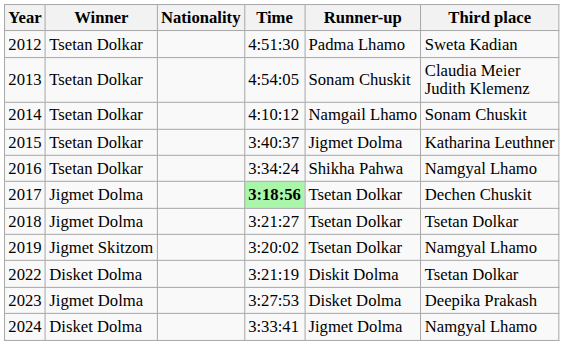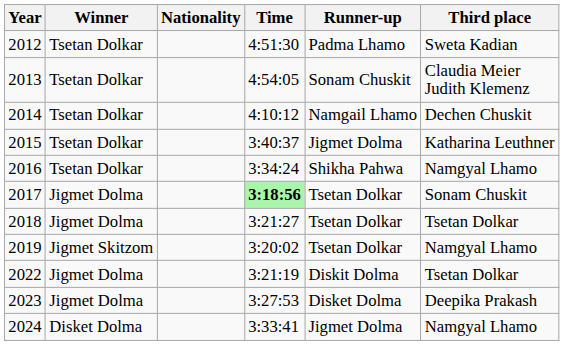(476, 115) Sonam Chuskit -> (478, 115) Dechen Chuskit
(478, 194) Dechen Chuskit -> (476, 194) Sonam Chuskit
(96, 273) Disket Dolma -> (96, 273) Jigmet Dolma
